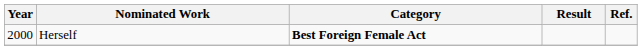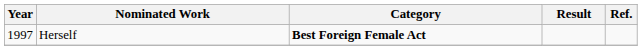(20, 34) 2000 -> (20, 34) 1997
